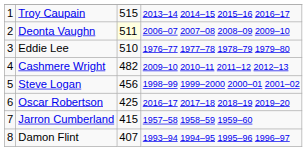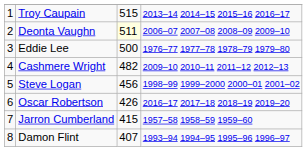(129, 48) 510 -> (129, 48) 500
(129, 102) 425 -> (129, 102) 426
